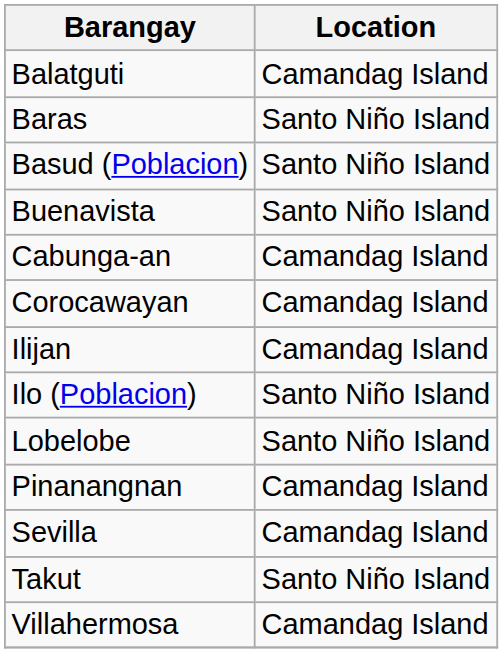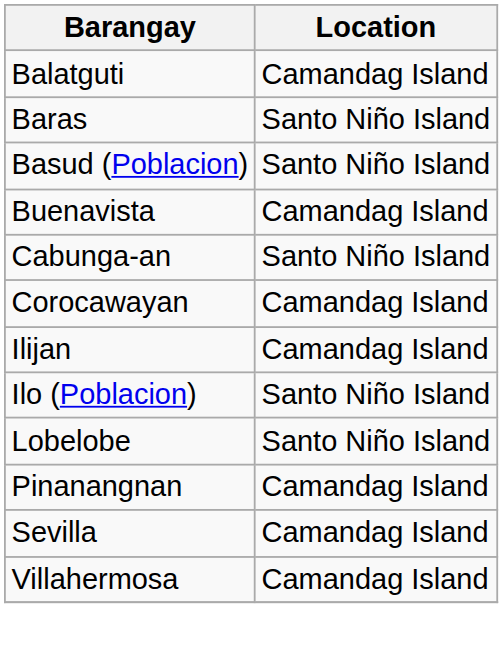(376, 211) Santo Niño Island -> (375, 211) Camandag Island
(375, 257) Camandag Island -> (376, 257) Santo Niño Island
- row: (46, 578)
